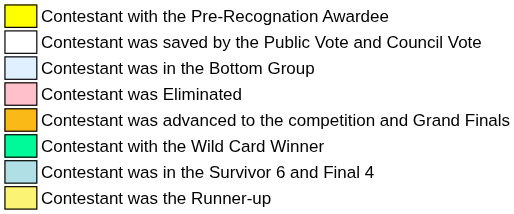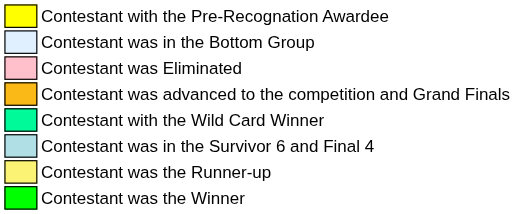- row: (261, 42)
+ row: (143, 198)
